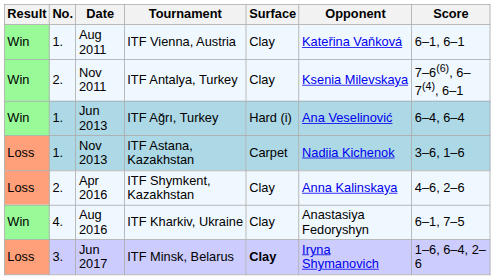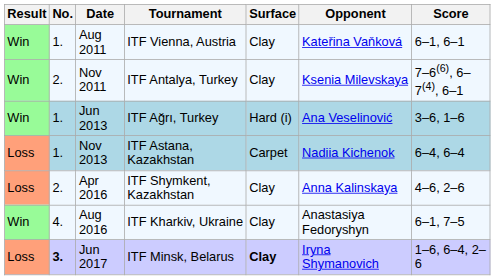(440, 118) 6–4, 6–4 -> (440, 118) 3–6, 1–6
(440, 153) 3–6, 1–6 -> (440, 153) 6–4, 6–4
(58, 257) normal -> (58, 257) bold
